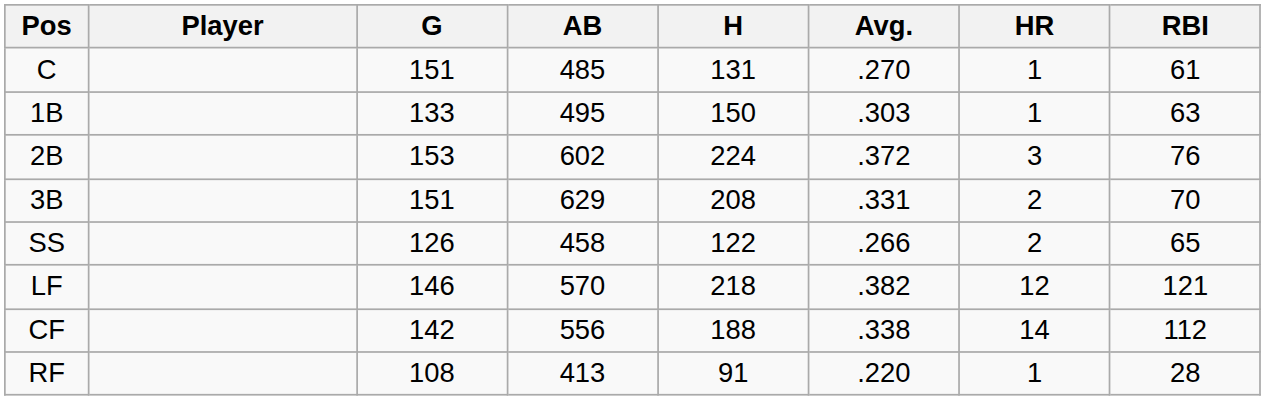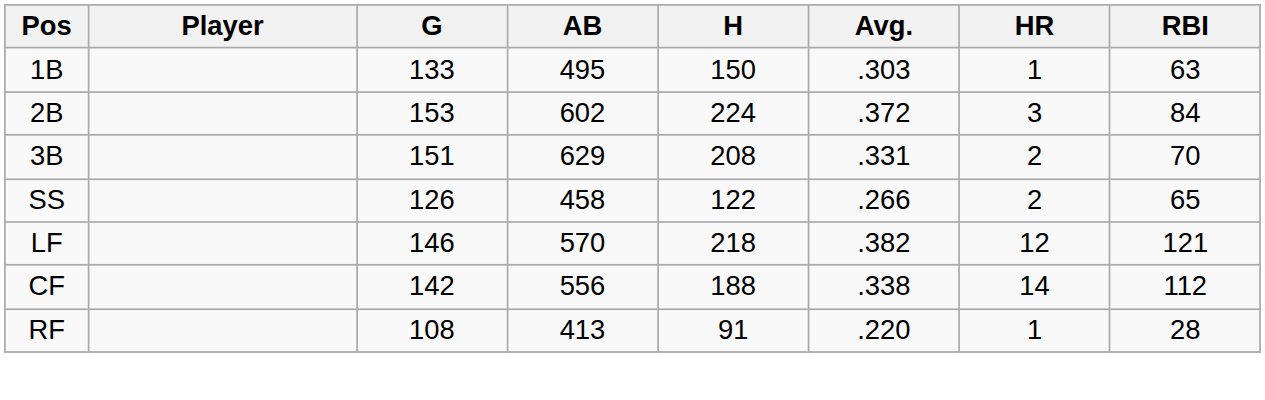- row: (47, 69)
(1185, 156) 76 -> (1185, 112) 84
